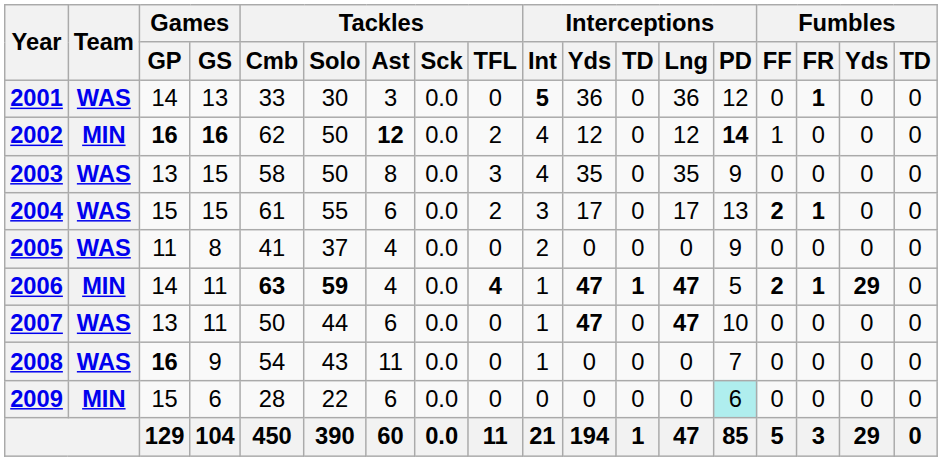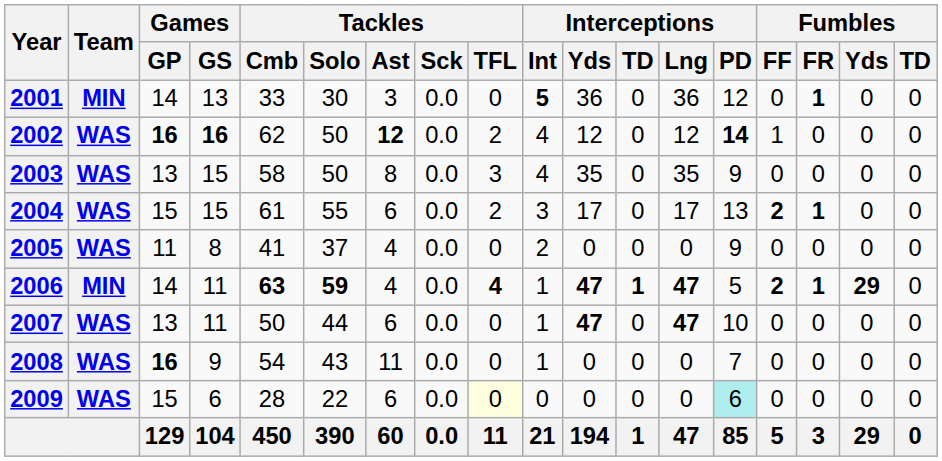(104, 98) WAS -> (104, 98) MIN
(104, 135) MIN -> (104, 135) WAS
(104, 398) MIN -> (104, 398) WAS
(495, 398) no background -> (495, 398) lightyellow background
